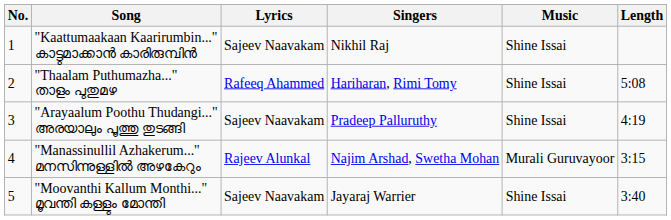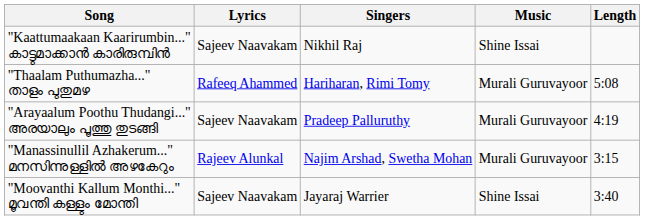- column: (18, 15)
(536, 83) Shine Issai -> (533, 83) Murali Guruvayoor
(536, 120) Shine Issai -> (533, 120) Murali Guruvayoor
